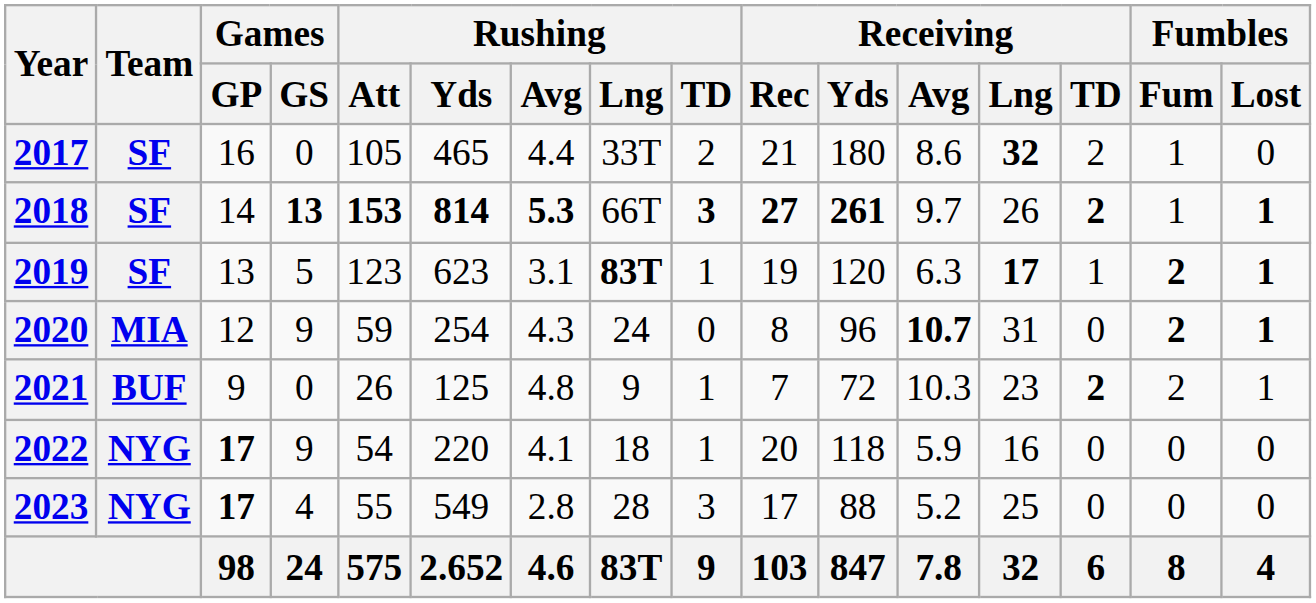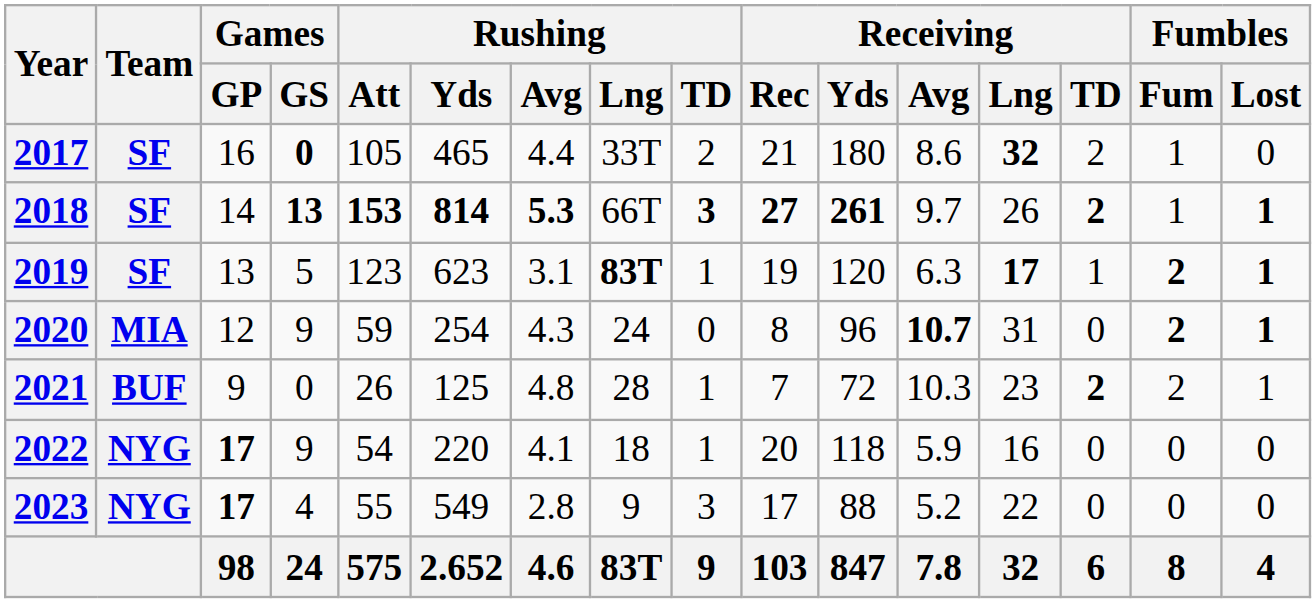(304, 152) normal -> (304, 152) bold
(631, 388) 9 -> (631, 388) 28
(631, 507) 28 -> (631, 507) 9
(1021, 507) 25 -> (1021, 507) 22
